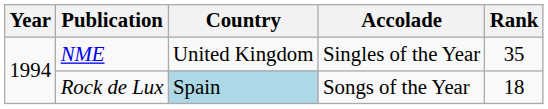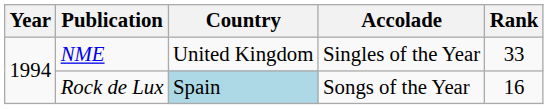(514, 53) 35 -> (514, 53) 33
(514, 86) 18 -> (514, 86) 16
